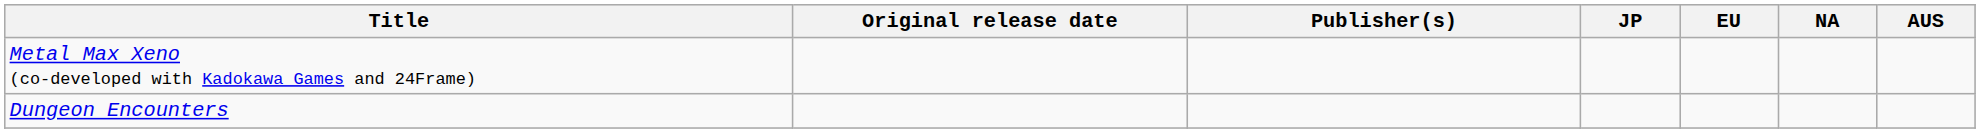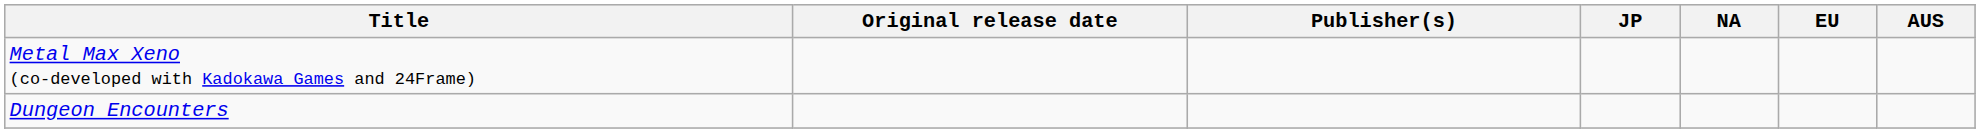columns swapped: (1827, 21) <-> (1729, 21)
